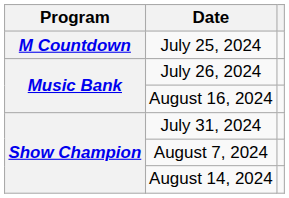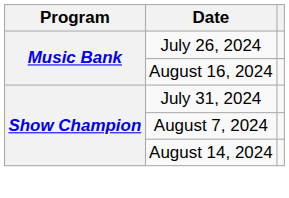- row: (211, 44)
